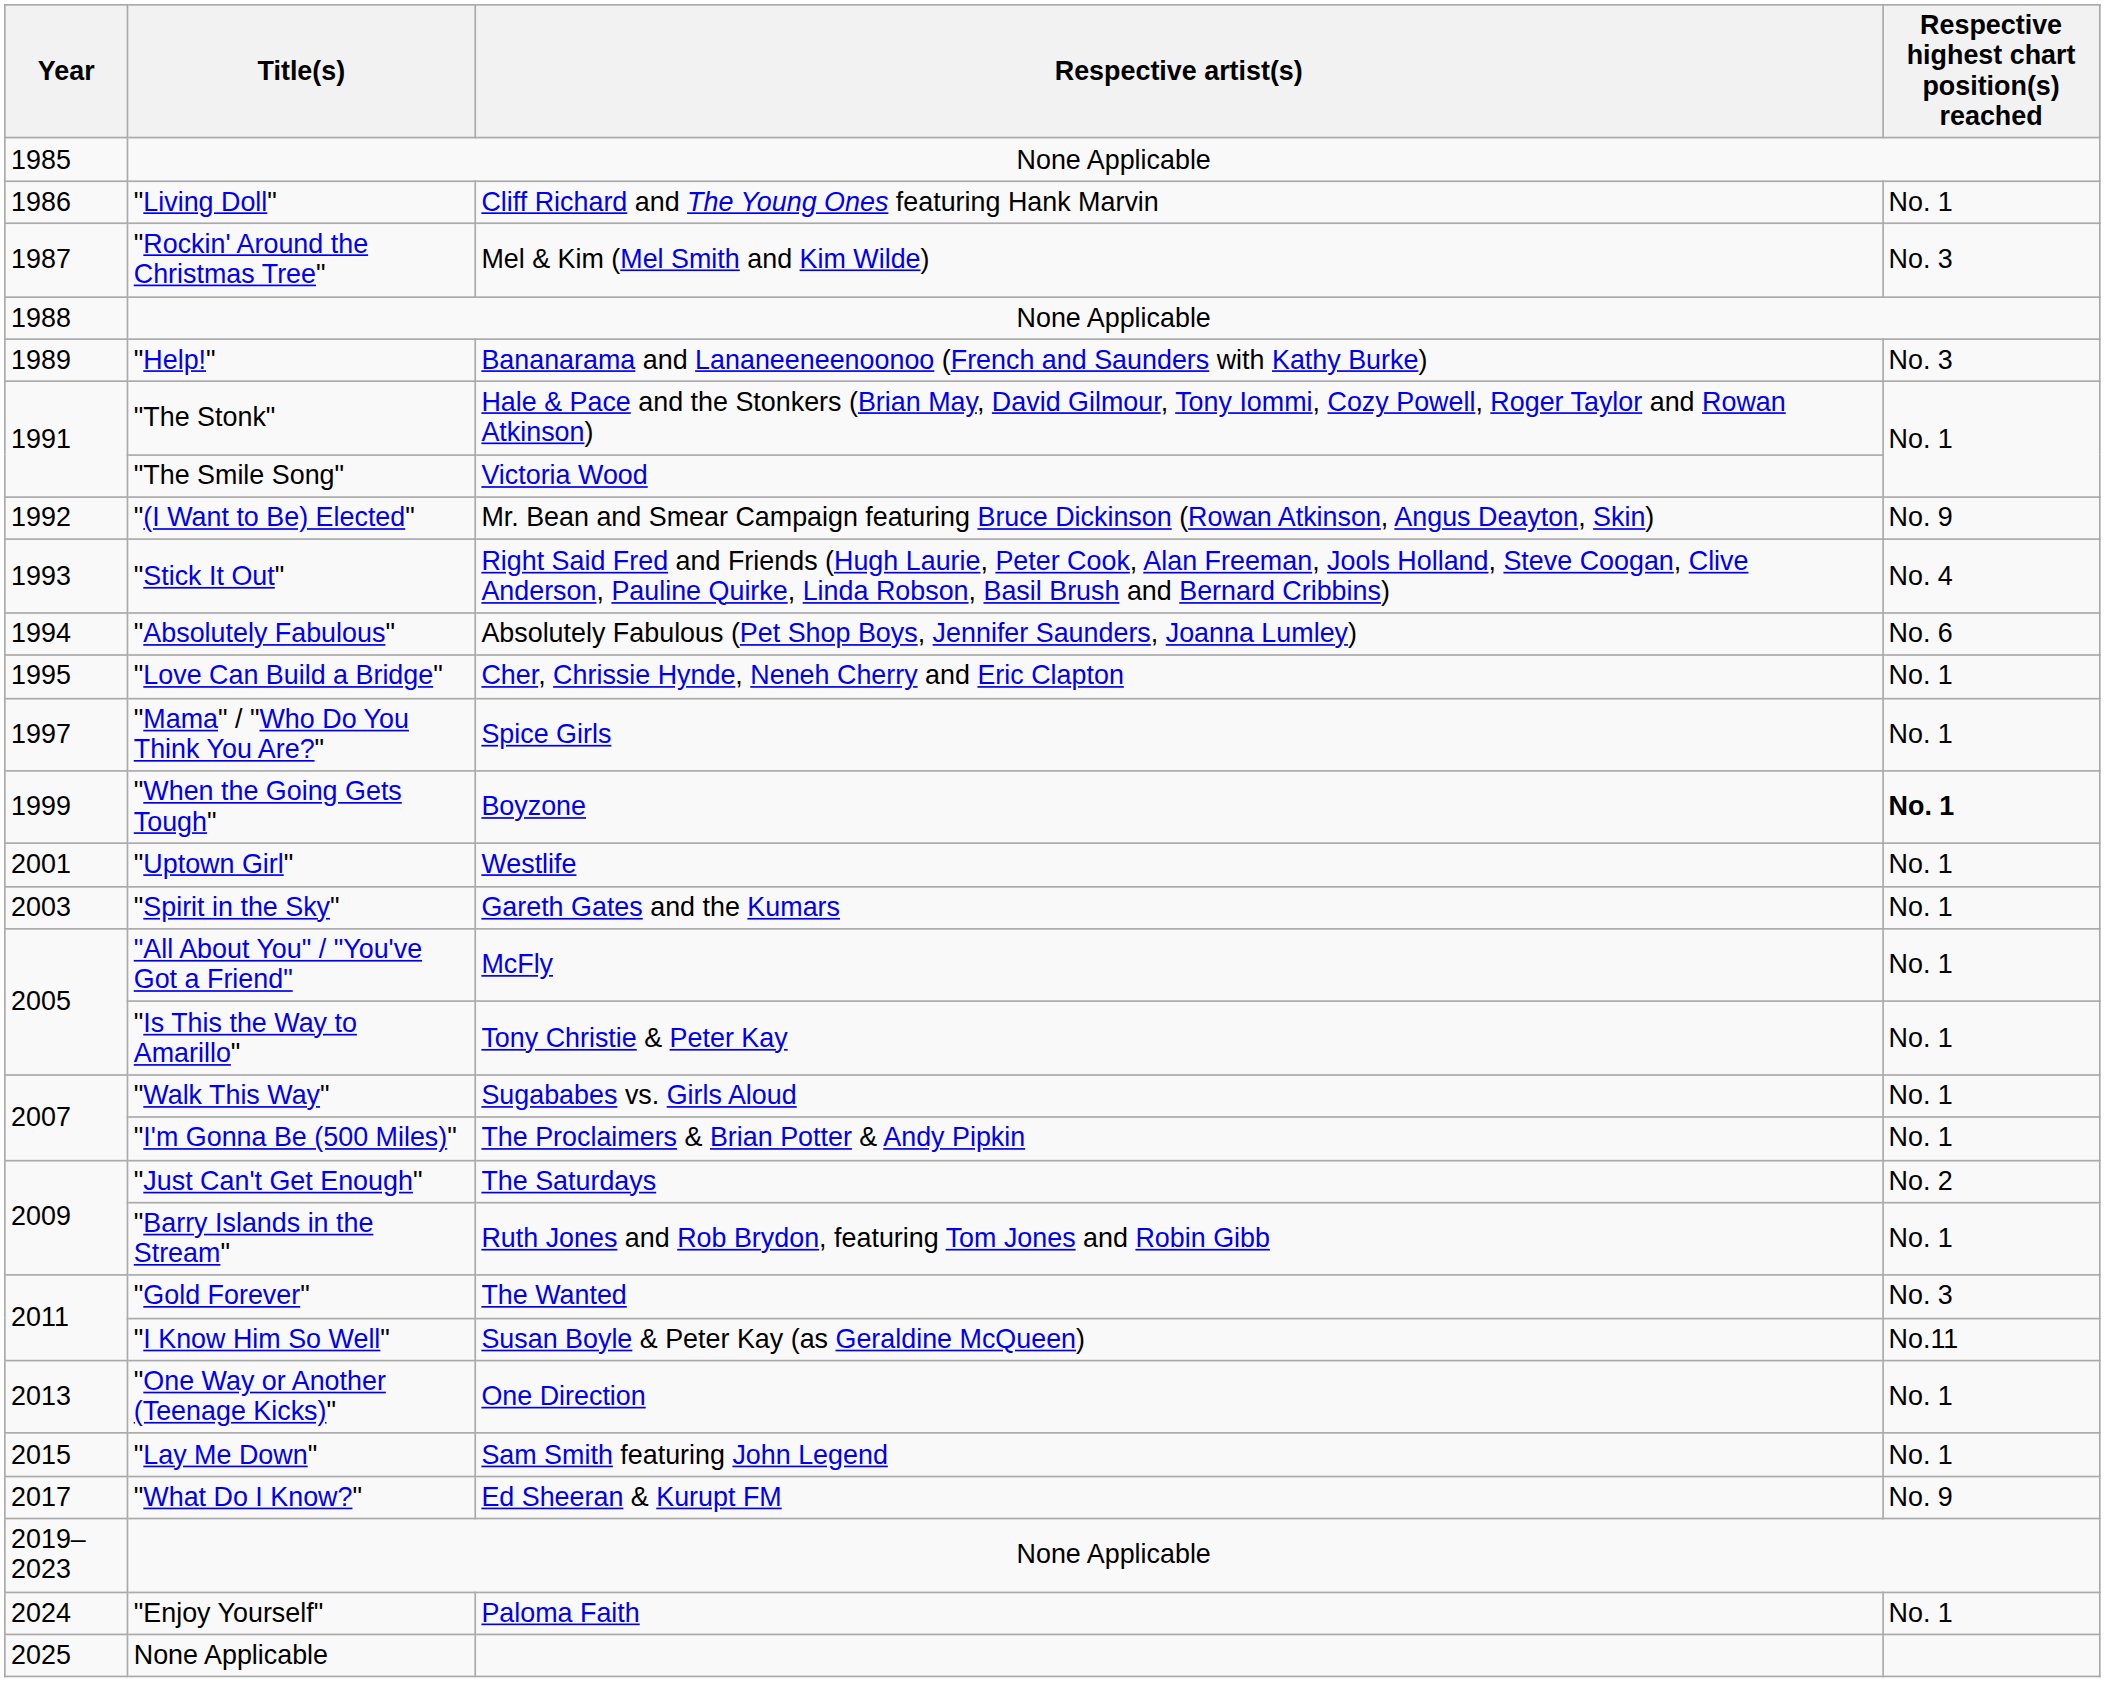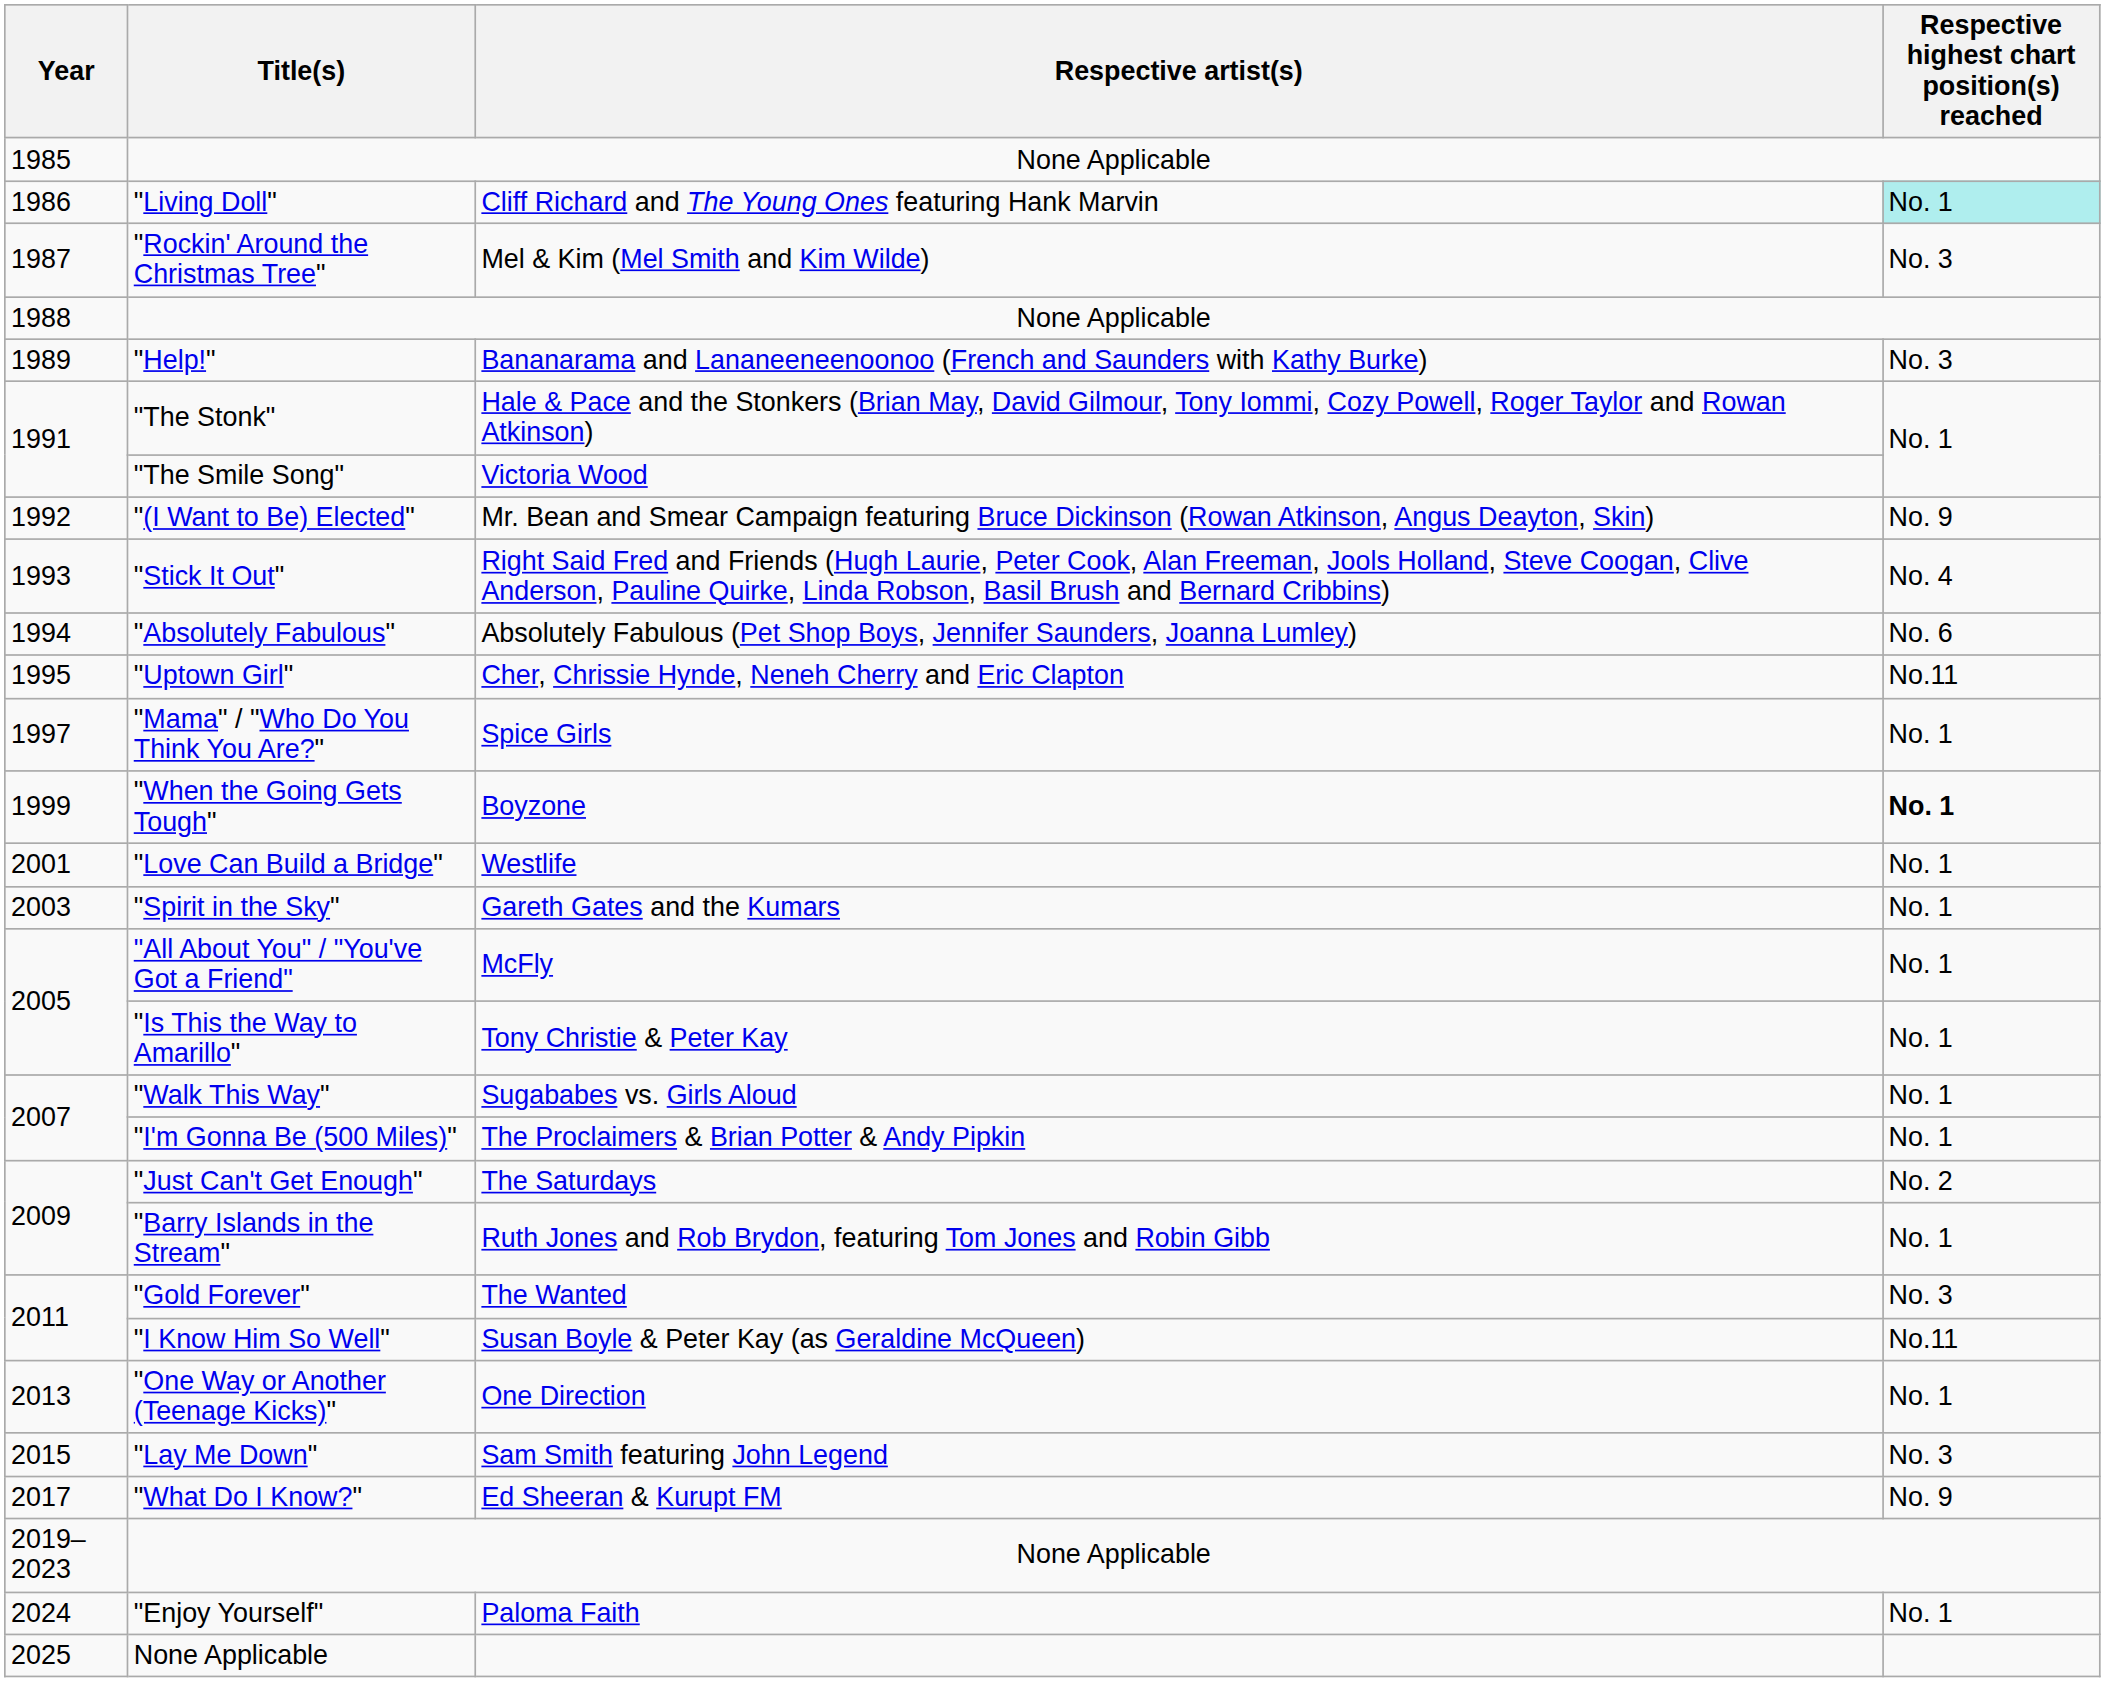(1921, 201) no background -> (1921, 201) paleturquoise background
(288, 676) "Love Can Build a Bridge" -> (214, 676) "Uptown Girl"
(1921, 676) No. 1 -> (1923, 676) No.11
(214, 864) "Uptown Girl" -> (288, 864) "Love Can Build a Bridge"
(1921, 1454) No. 1 -> (1921, 1454) No. 3
